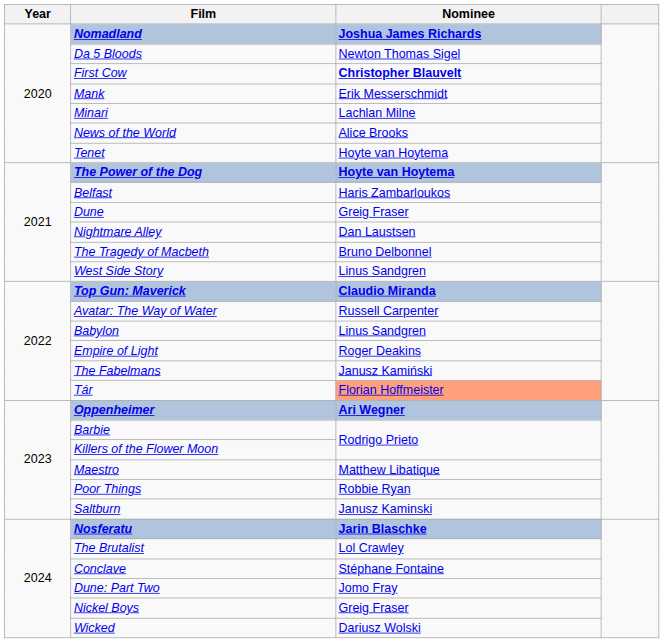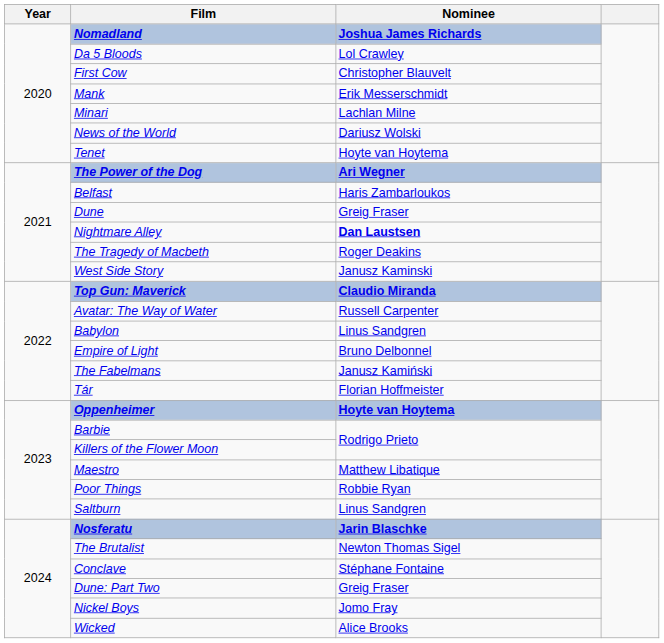(399, 53) Newton Thomas Sigel -> (371, 53) Lol Crawley
(400, 73) bold -> (395, 73) normal
(373, 133) Alice Brooks -> (380, 133) Dariusz Wolski
(396, 172) Hoyte van Hoytema -> (372, 172) Ari Wegner
(377, 232) normal -> (379, 232) bold
(385, 251) Bruno Delbonnel -> (380, 251) Roger Deakins
(382, 271) Linus Sandgren -> (385, 271) Janusz Kaminski
(380, 350) Roger Deakins -> (385, 350) Bruno Delbonnel
(391, 390) lightsalmon background -> (391, 390) no background
(372, 410) Ari Wegner -> (396, 410) Hoyte van Hoytema
(385, 509) Janusz Kaminski -> (382, 509) Linus Sandgren
(371, 548) Lol Crawley -> (399, 548) Newton Thomas Sigel
(368, 588) Jomo Fray -> (374, 588) Greig Fraser
(374, 608) Greig Fraser -> (368, 608) Jomo Fray
(380, 627) Dariusz Wolski -> (373, 627) Alice Brooks
